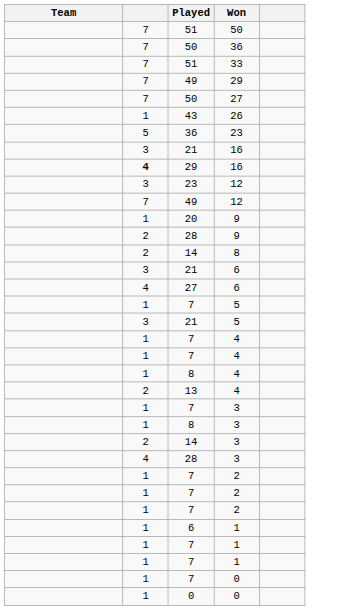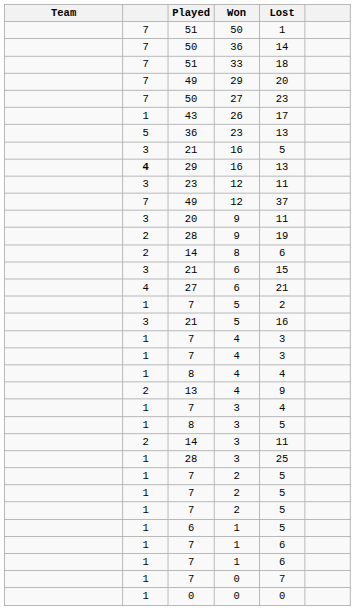+ column: (282, 13)
(146, 219) 1 -> (146, 219) 3
(146, 459) 4 -> (146, 459) 1
